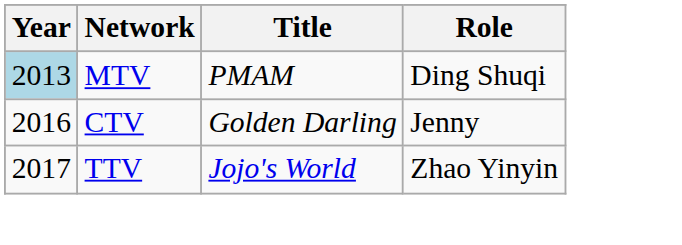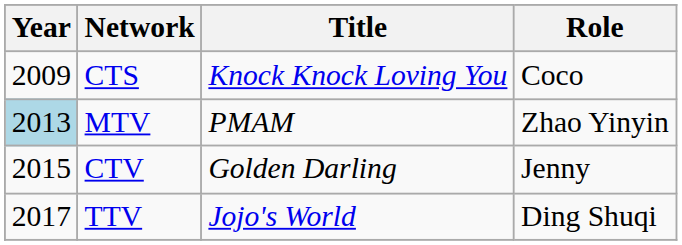+ row: (112, 74)
(478, 74) Ding Shuqi -> (595, 121) Zhao Yinyin
(41, 121) 2016 -> (41, 168) 2015
(484, 168) Zhao Yinyin -> (589, 215) Ding Shuqi
